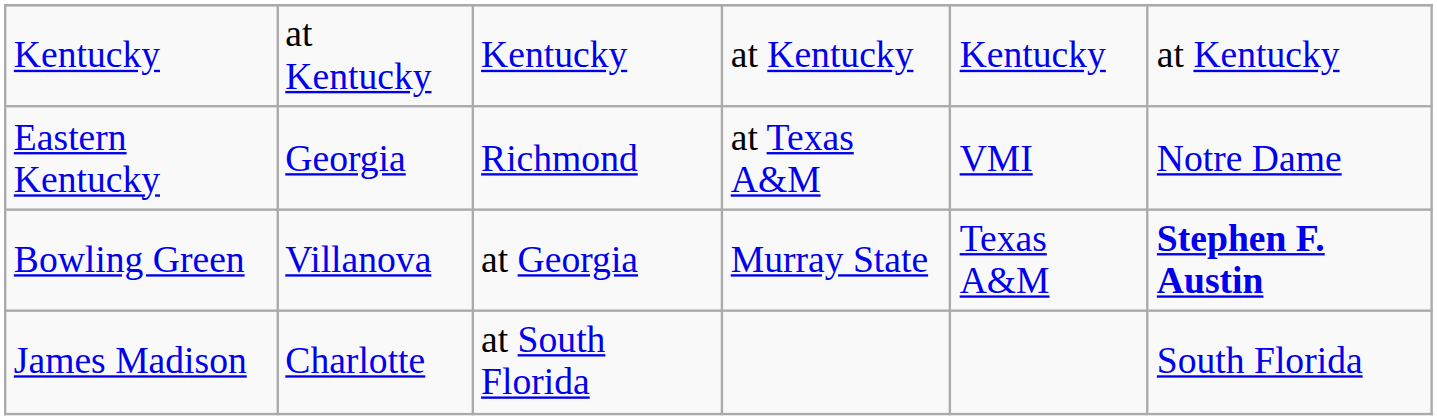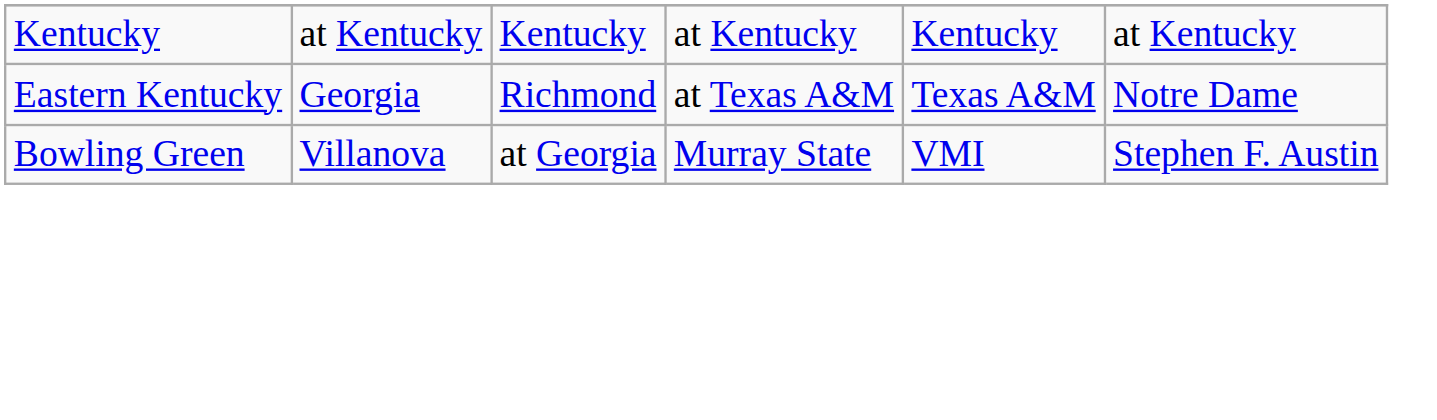(996, 157) VMI -> (1004, 93) Texas A&M
(1005, 259) Texas A&M -> (948, 153) VMI
(1241, 259) bold -> (1246, 153) normal
- row: (130, 361)
